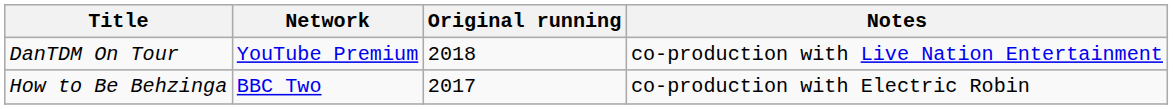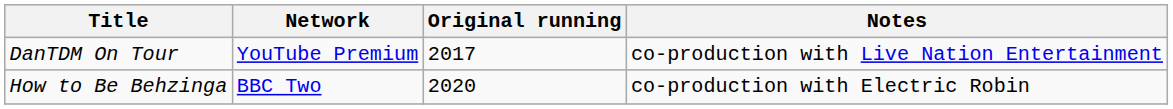(452, 54) 2018 -> (452, 54) 2017
(452, 87) 2017 -> (452, 87) 2020
